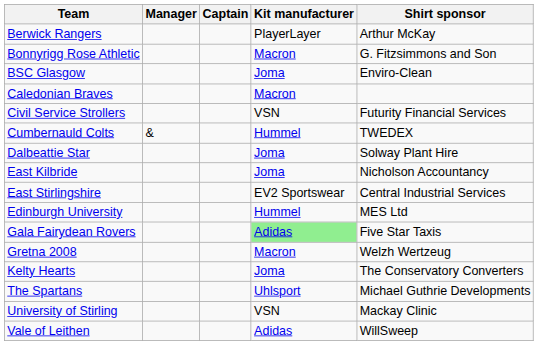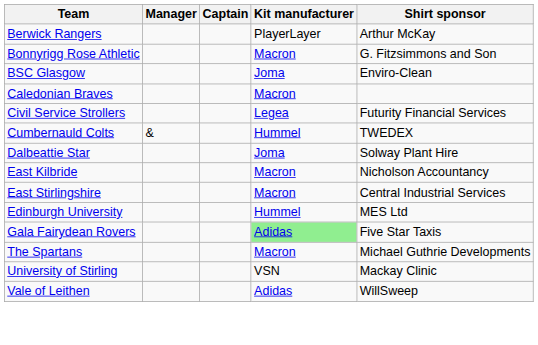(267, 113) VSN -> (271, 113) Legea
(269, 172) Joma -> (275, 172) Macron
(299, 192) EV2 Sportswear -> (275, 192) Macron
- row: (42, 251)
- row: (41, 271)
(277, 291) Uhlsport -> (275, 251) Macron
